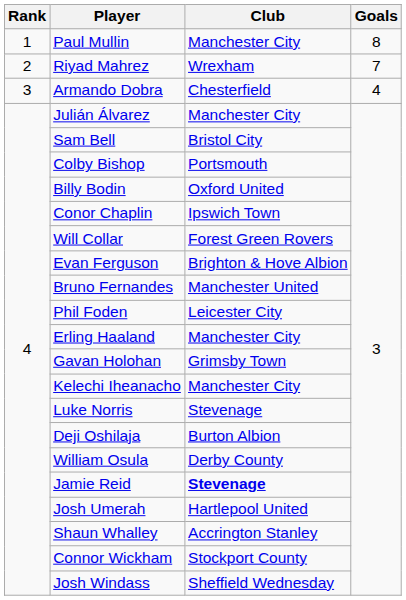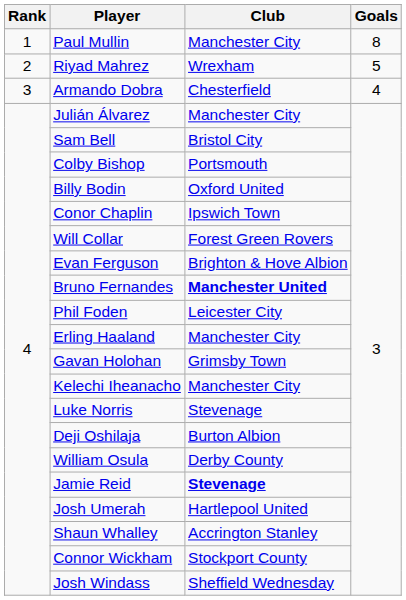(376, 66) 7 -> (376, 66) 5
(253, 287) normal -> (257, 287) bold
